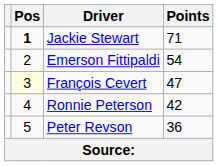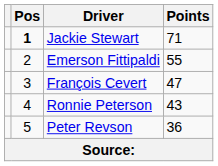(174, 61) 54 -> (174, 61) 55
(27, 83) lightyellow background -> (27, 83) no background
(174, 105) 42 -> (174, 105) 43
